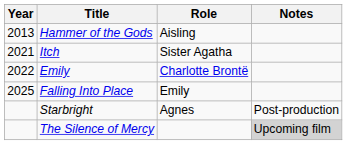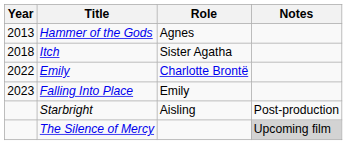(178, 33) Aisling -> (177, 33) Agnes
(21, 52) 2021 -> (21, 52) 2018
(21, 91) 2025 -> (21, 91) 2023
(177, 110) Agnes -> (178, 110) Aisling
